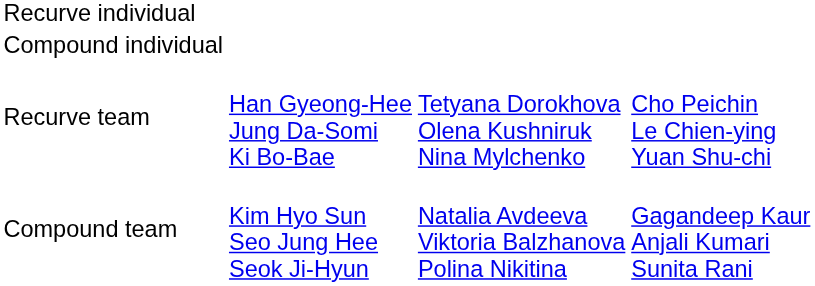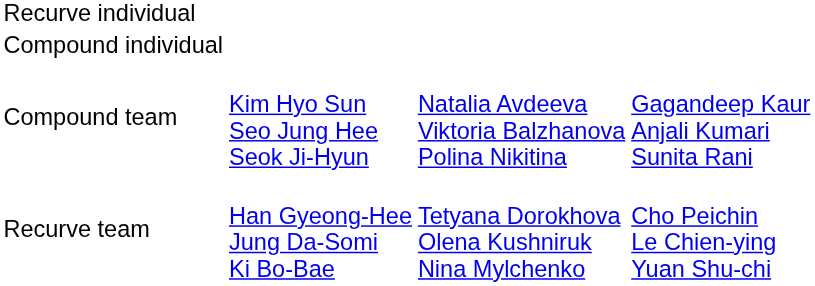rows swapped: (77, 117) <-> (90, 229)
